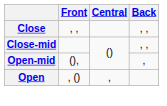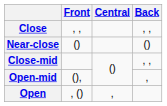+ row: (33, 45)
